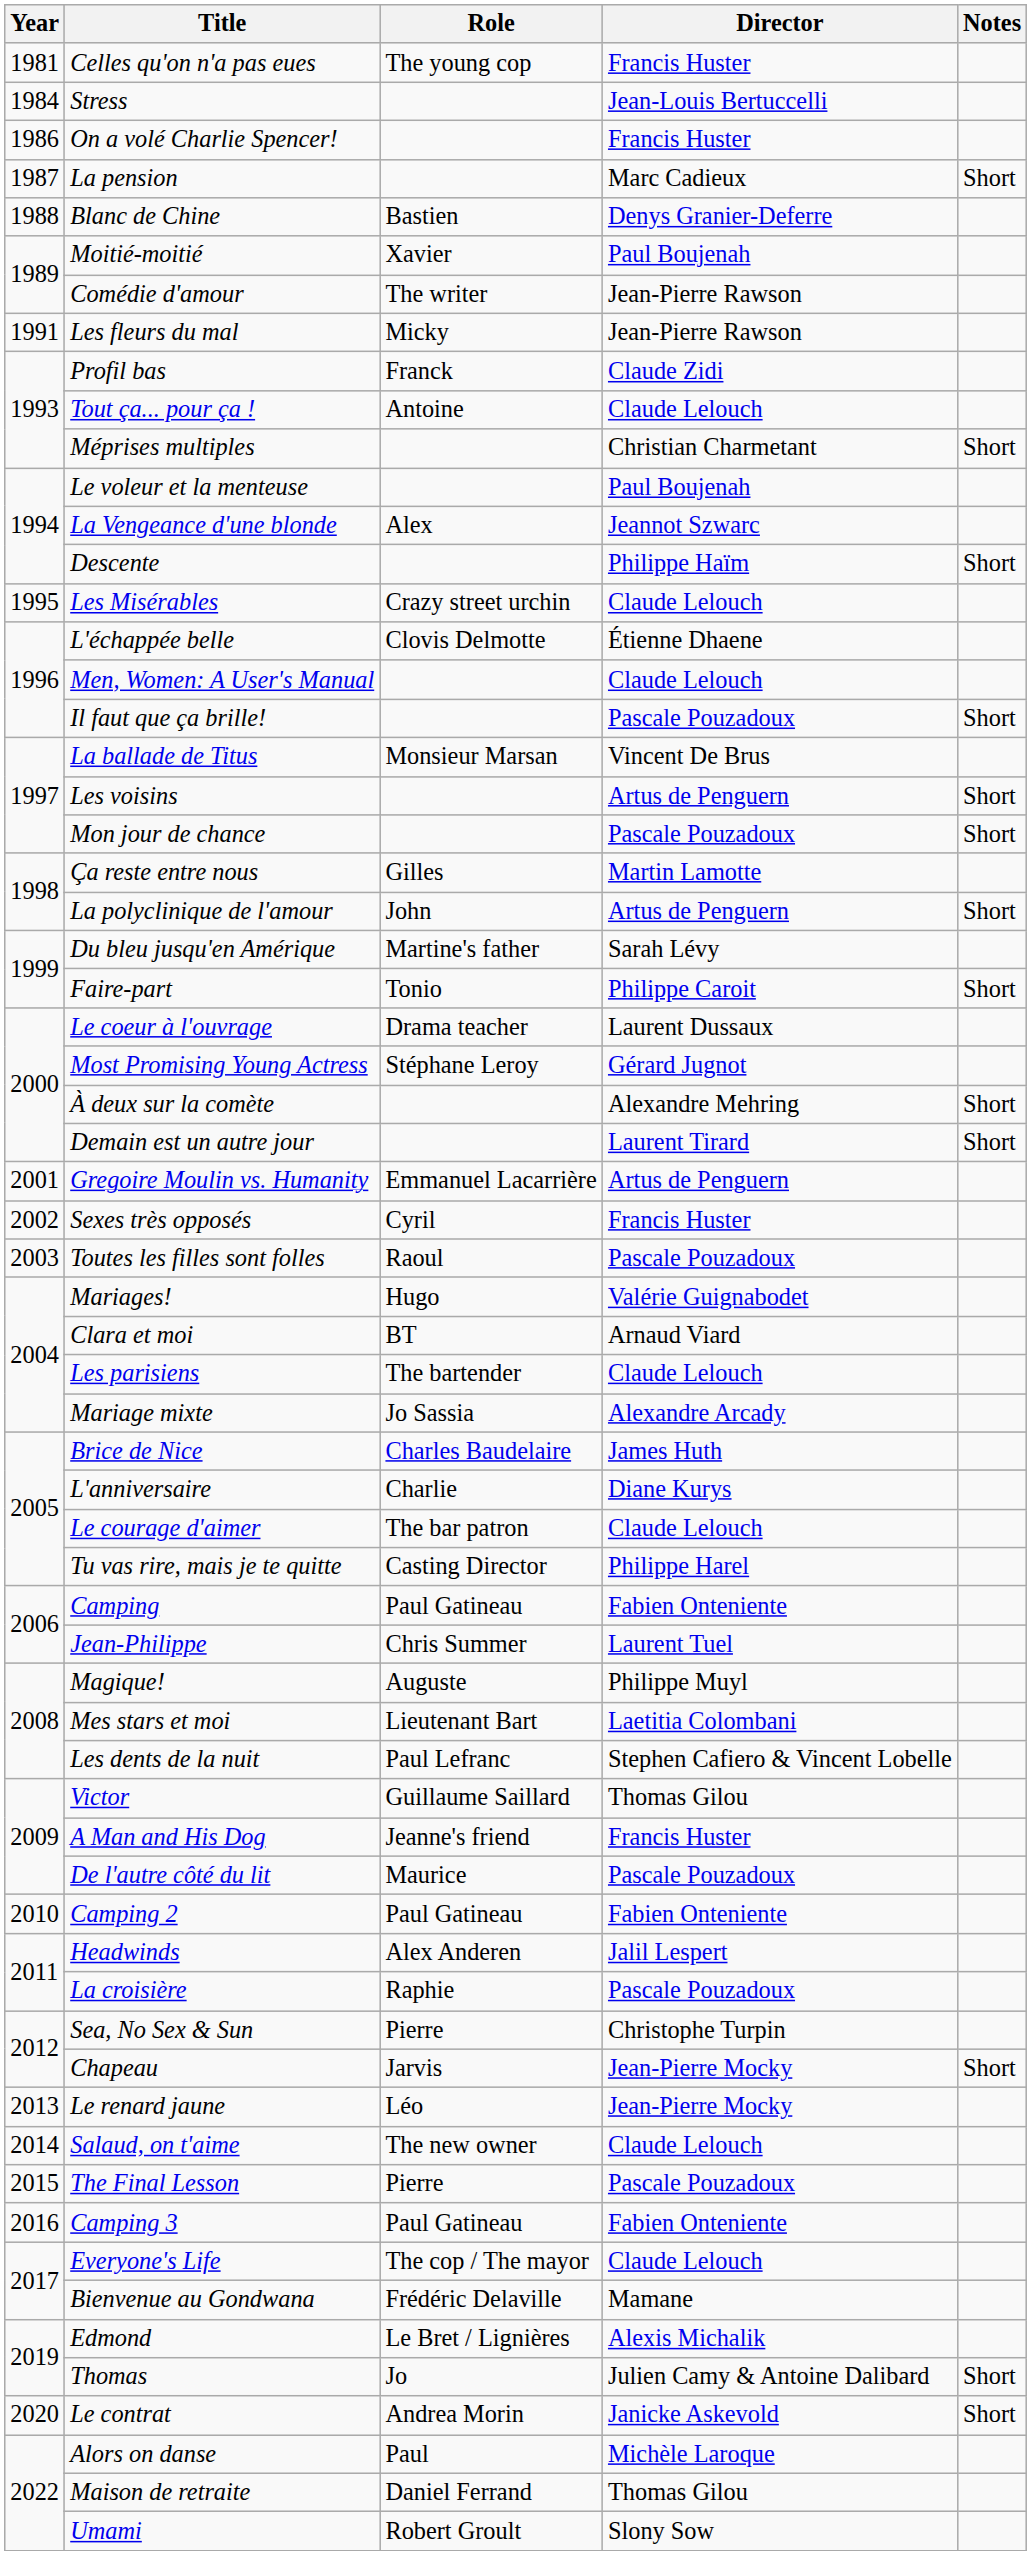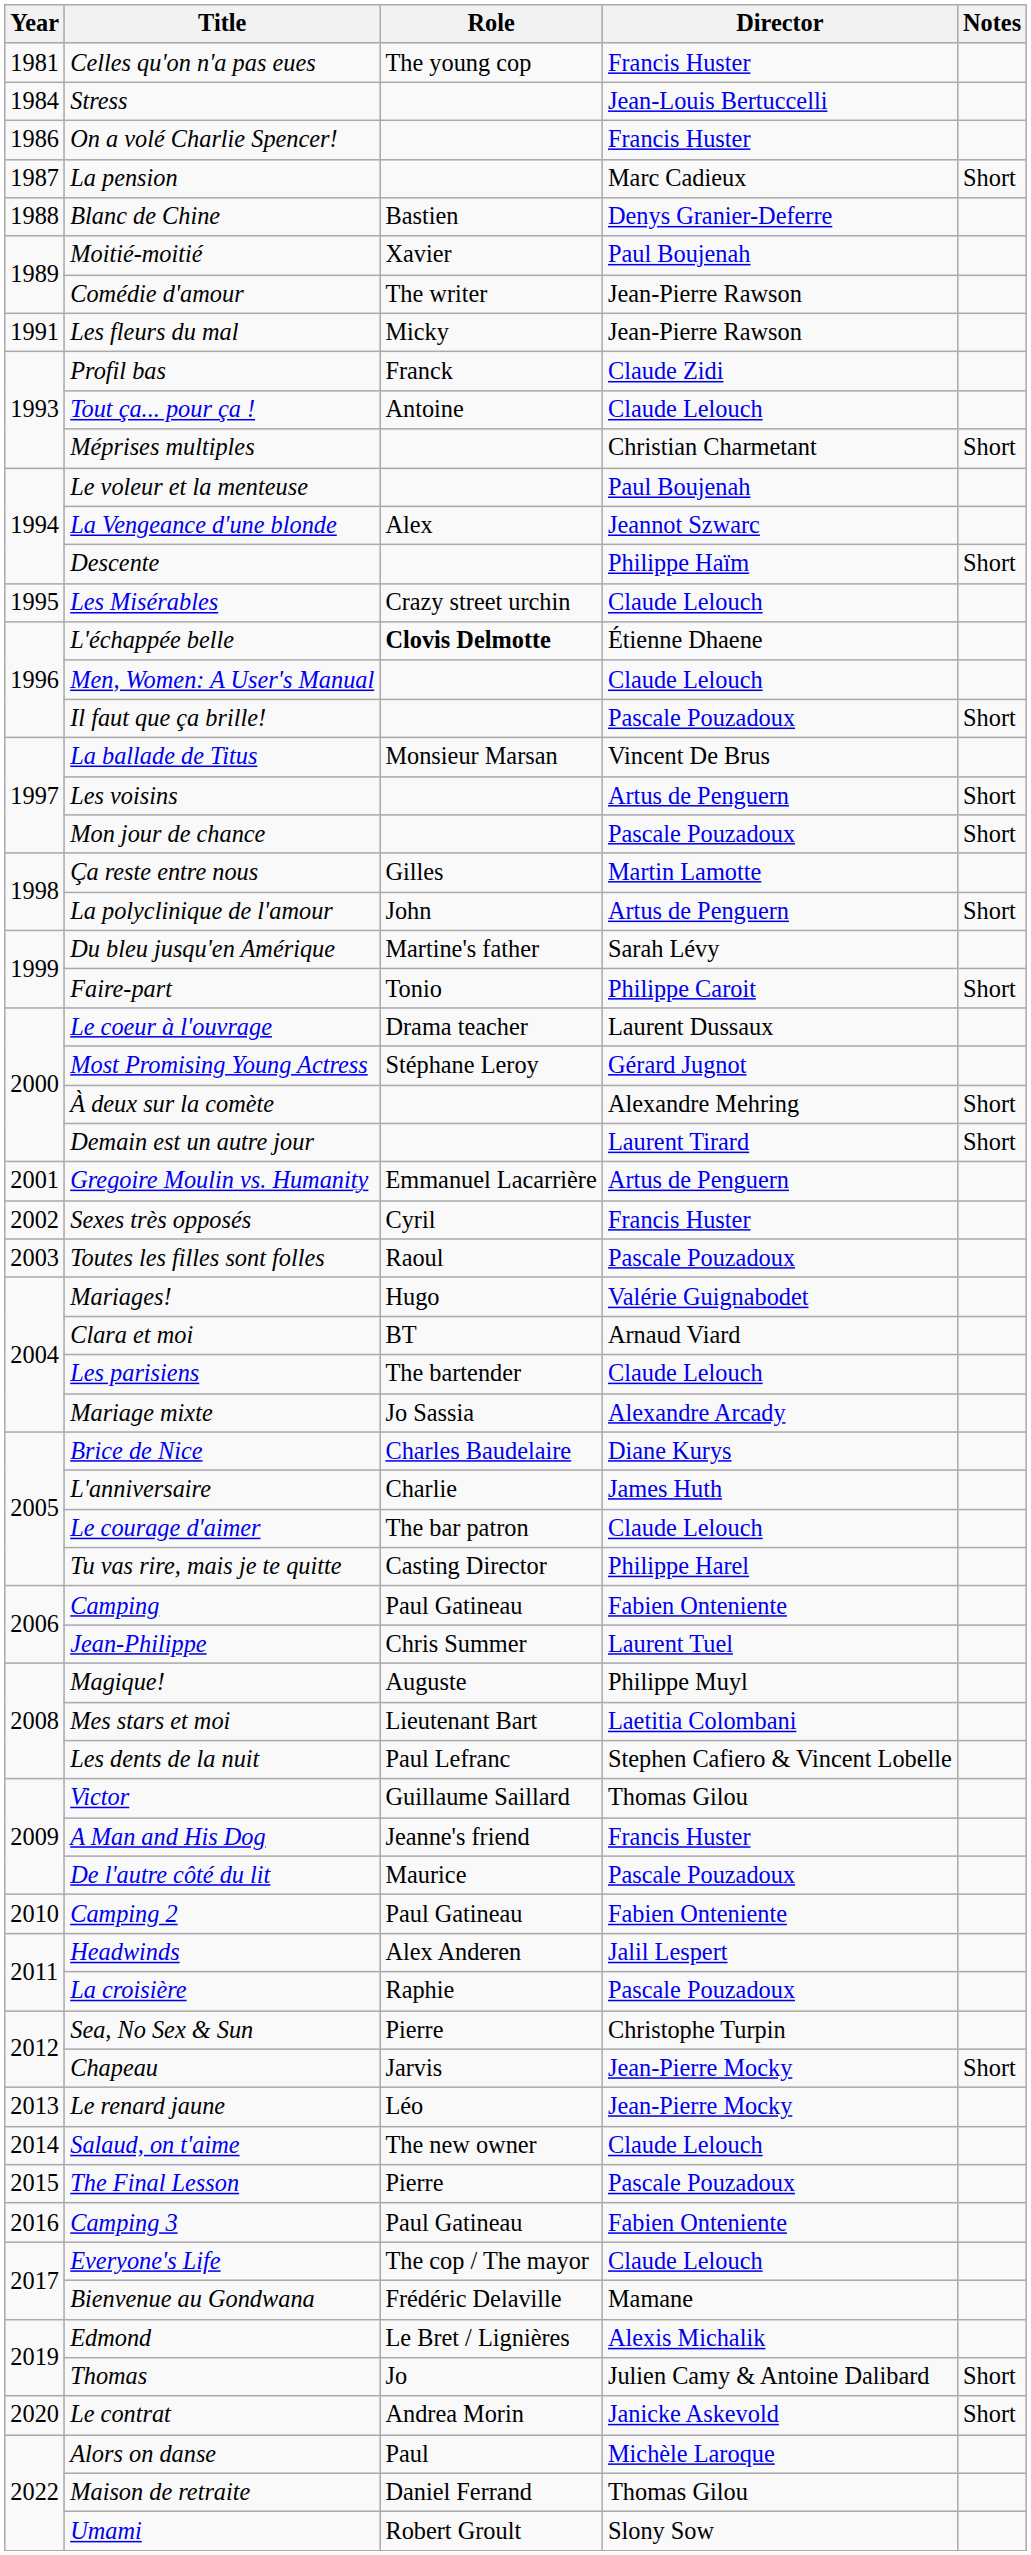(465, 640) normal -> (468, 640) bold
(665, 1450) James Huth -> (670, 1450) Diane Kurys
(670, 1489) Diane Kurys -> (665, 1489) James Huth
